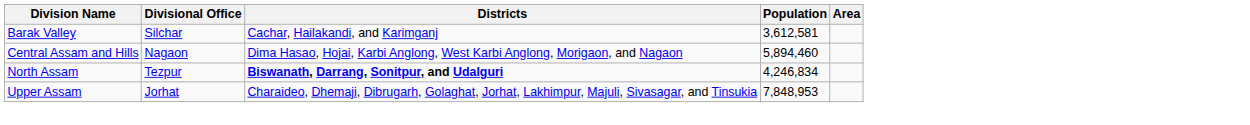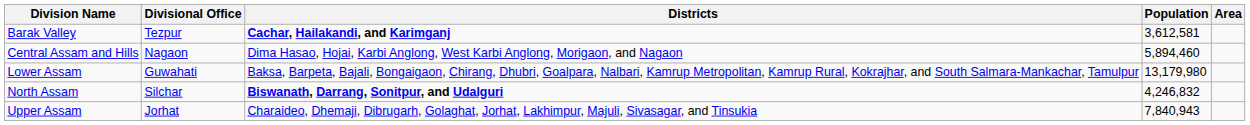(164, 33) Silchar -> (163, 33) Tezpur
(343, 33) normal -> (349, 33) bold
+ row: (45, 72)
(163, 72) Tezpur -> (164, 91) Silchar
(791, 72) 4,246,834 -> (1172, 91) 4,246,832
(791, 91) 7,848,953 -> (1172, 111) 7,840,943
